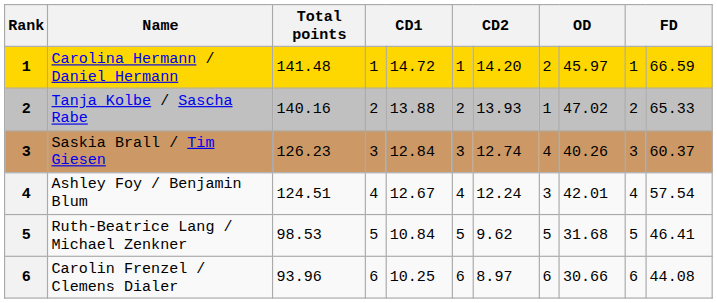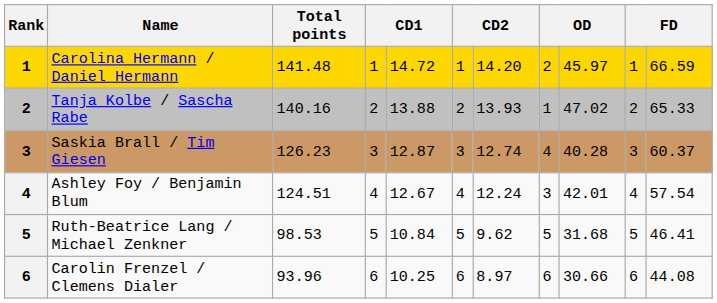(412, 152) 12.84 -> (412, 152) 12.87
(586, 152) 40.26 -> (586, 152) 40.28
